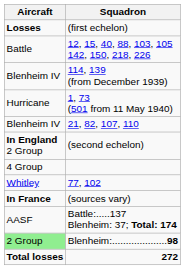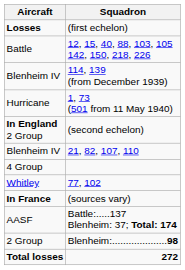rows swapped: (106, 145) <-> (103, 124)
(25, 241) lightgreen background -> (25, 241) no background
